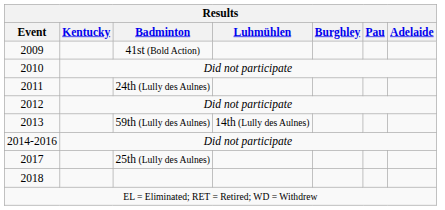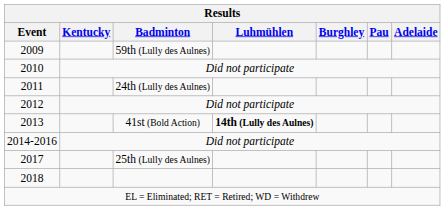(163, 50) 41st (Bold Action) -> (163, 50) 59th (Lully des Aulnes)
(163, 123) 59th (Lully des Aulnes) -> (163, 123) 41st (Bold Action)
(262, 123) normal -> (264, 123) bold
